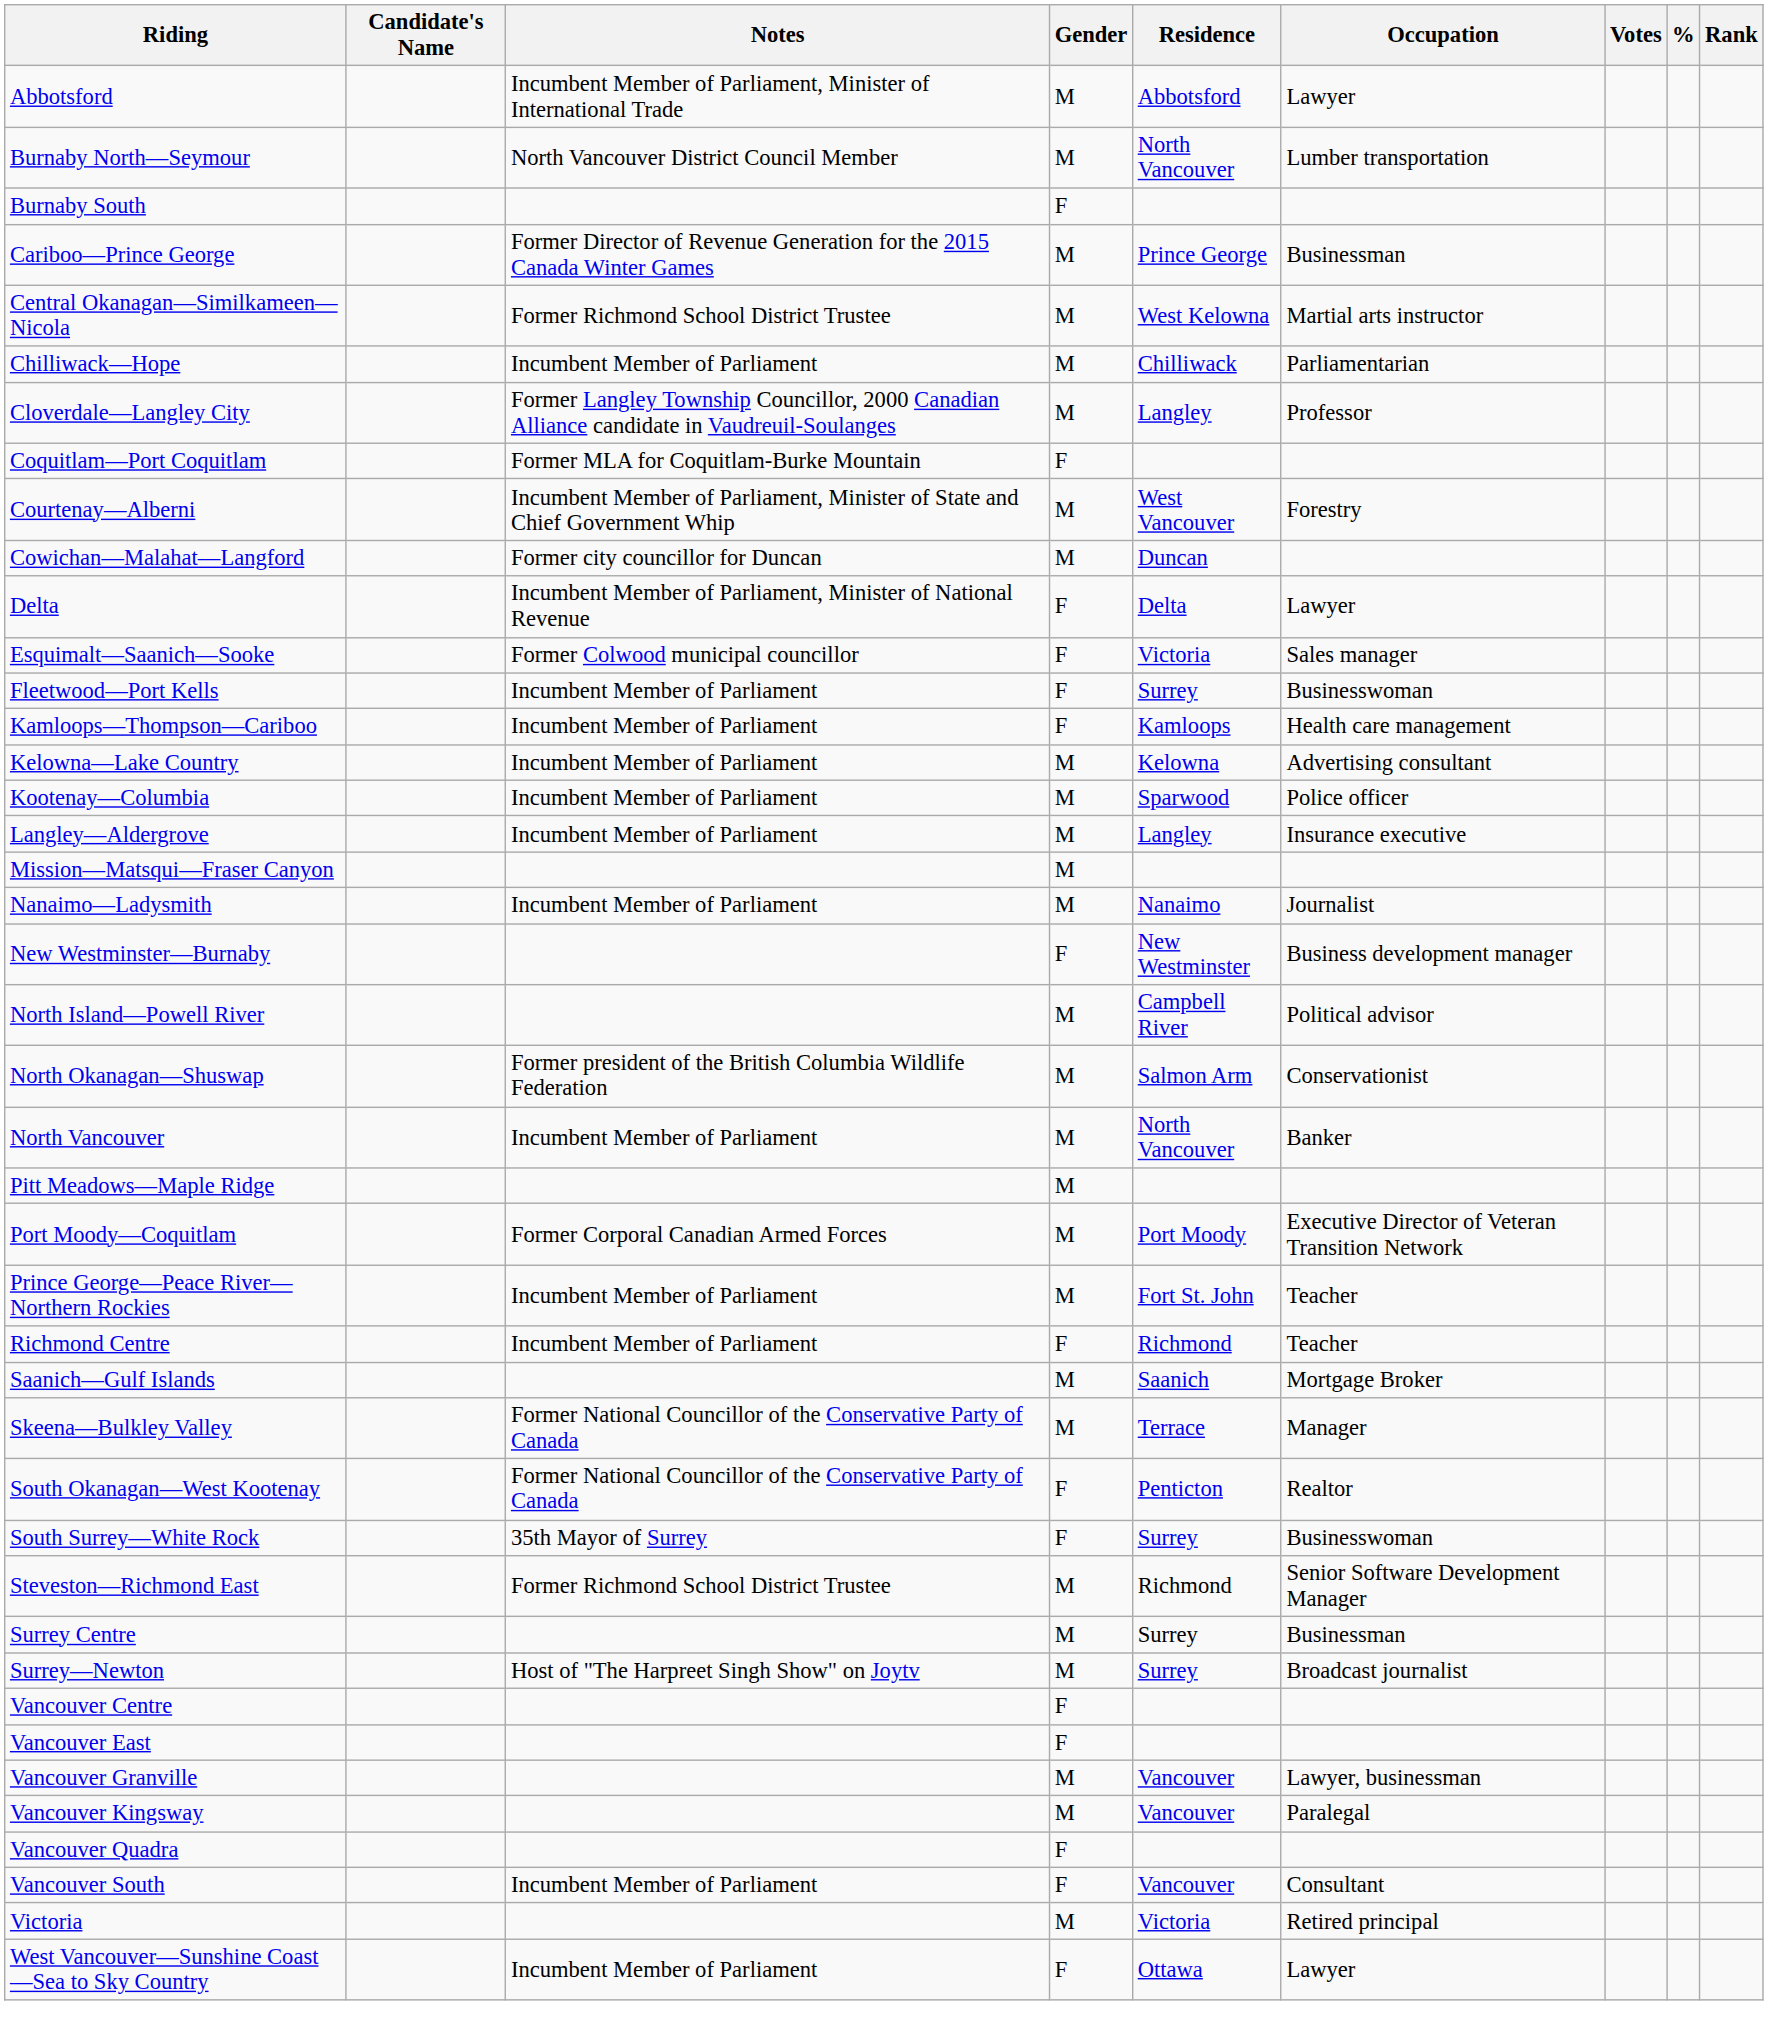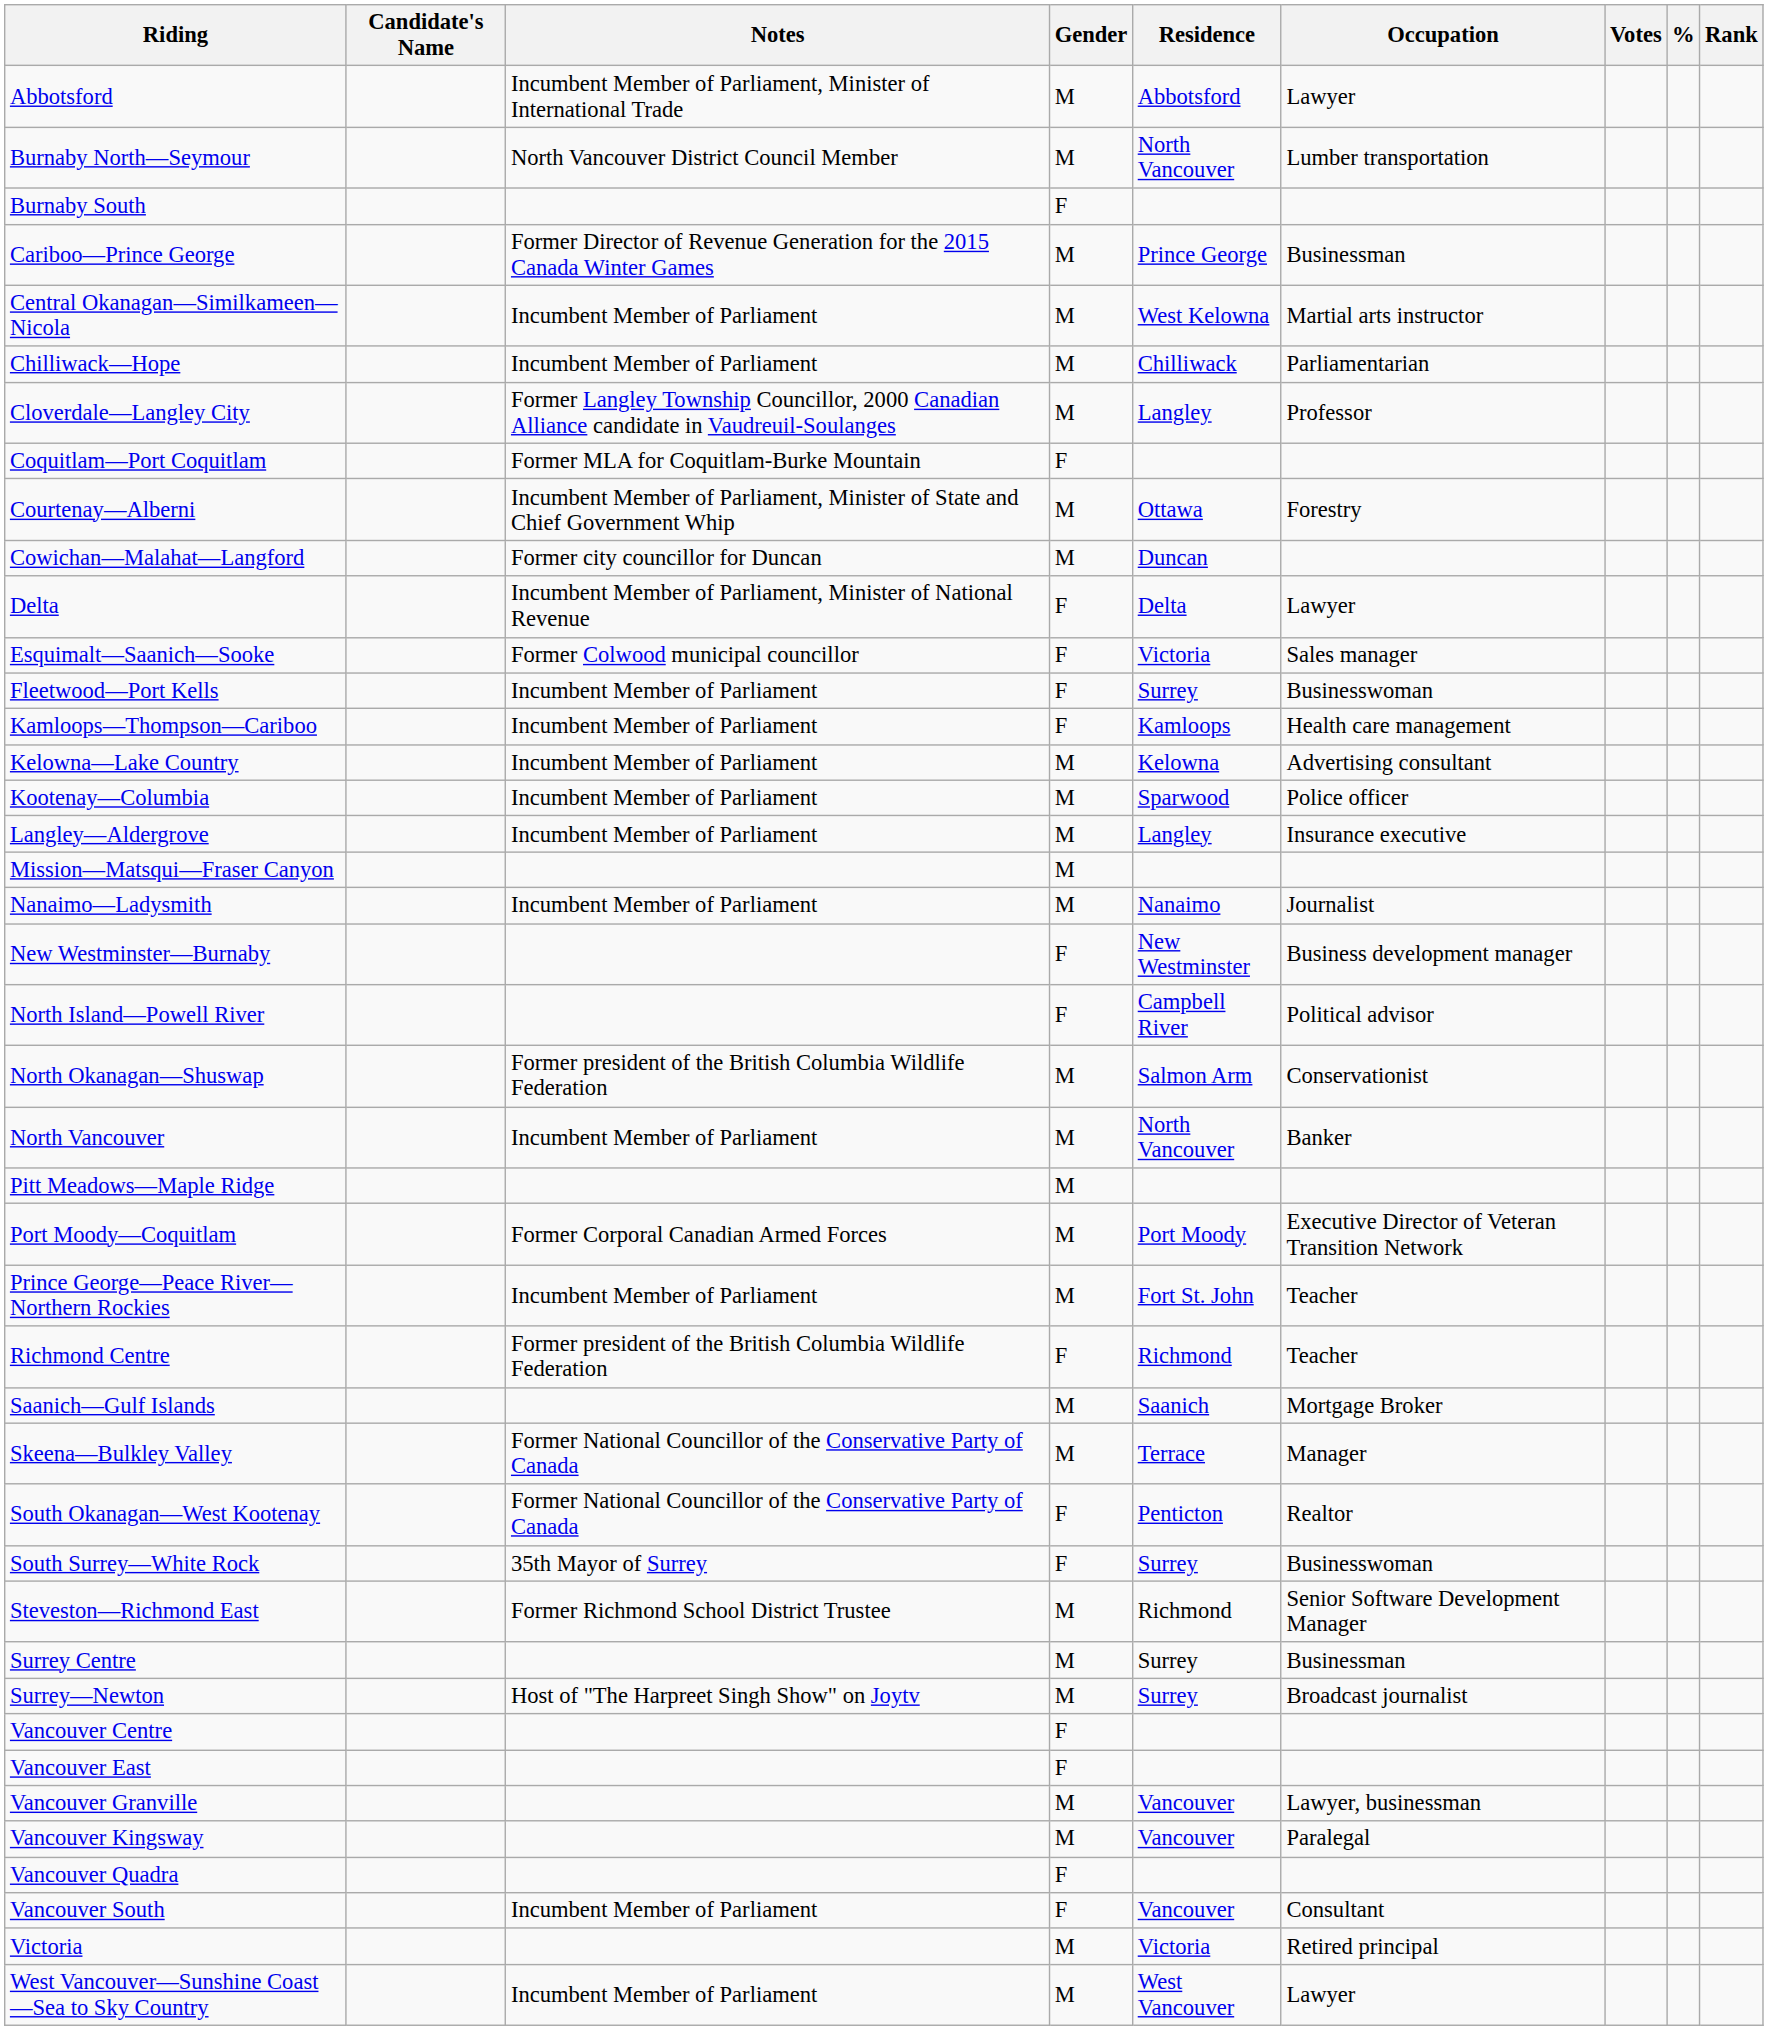(701, 315) Former Richmond School District Trustee -> (664, 315) Incumbent Member of Parliament
(1186, 509) West Vancouver -> (1170, 509) Ottawa
(1065, 1014) M -> (1061, 1014) F
(664, 1343) Incumbent Member of Parliament -> (738, 1356) Former president of the British Columbia Wildlife Federation
(1061, 1969) F -> (1065, 1994) M
(1170, 1969) Ottawa -> (1186, 1994) West Vancouver
